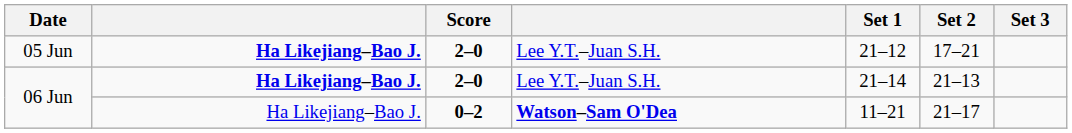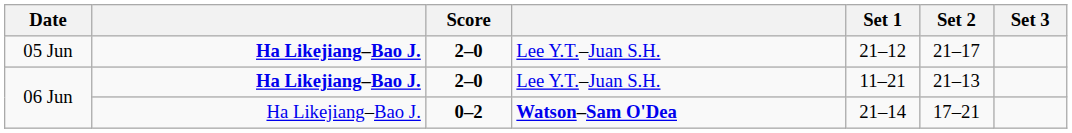(956, 51) 17–21 -> (956, 51) 21–17
(883, 82) 21–14 -> (883, 82) 11–21
(883, 112) 11–21 -> (883, 112) 21–14
(956, 112) 21–17 -> (956, 112) 17–21
